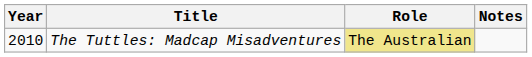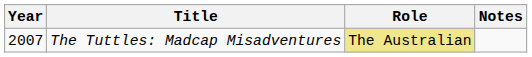(26, 40) 2010 -> (26, 40) 2007
